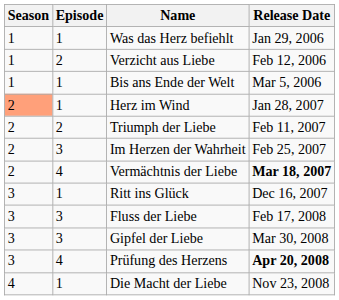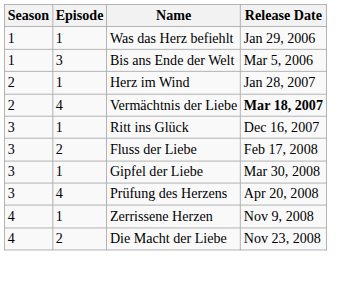- row: (162, 60)
(59, 82) 1 -> (59, 60) 3
(11, 104) lightsalmon background -> (11, 82) no background
- row: (163, 127)
- row: (178, 149)
(59, 216) 3 -> (59, 149) 2
(59, 238) 3 -> (59, 171) 1
(291, 261) bold -> (281, 194) normal
+ row: (161, 216)
(59, 283) 1 -> (59, 238) 2
